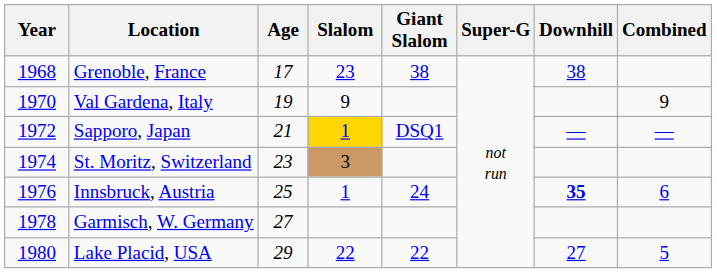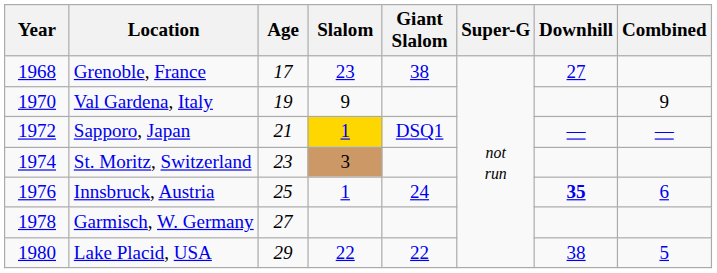(576, 71) 38 -> (576, 71) 27
(576, 252) 27 -> (576, 252) 38
